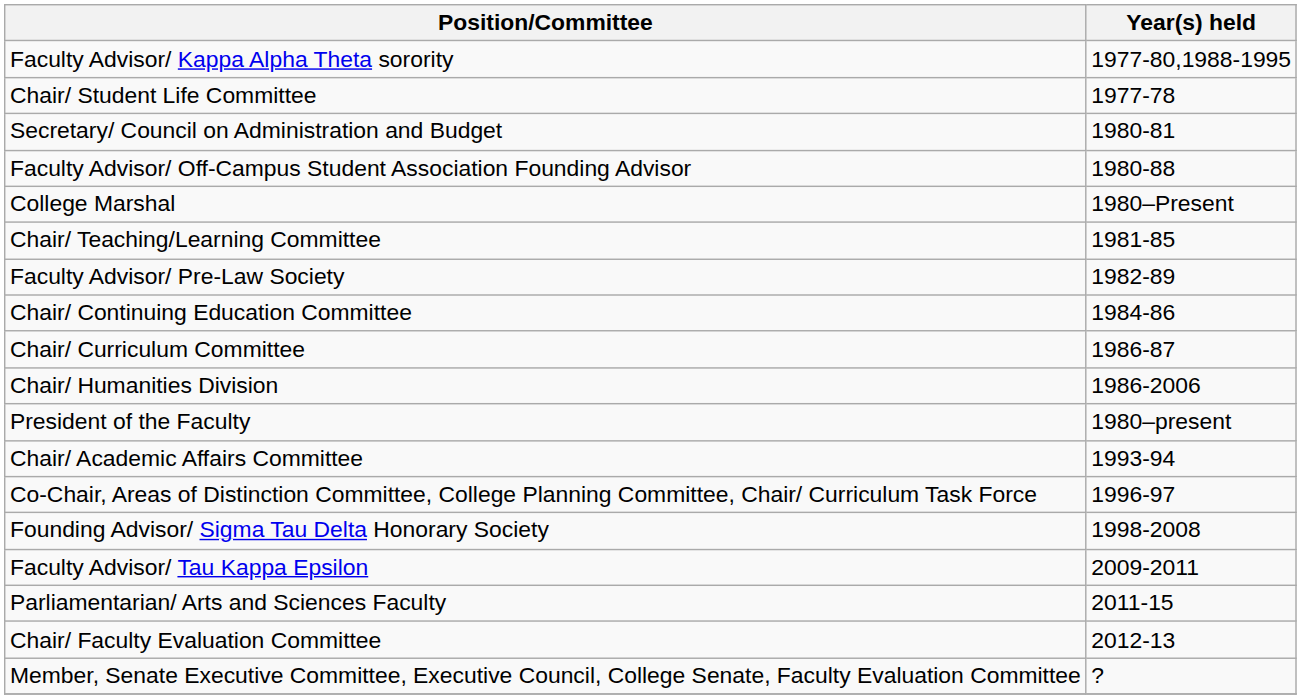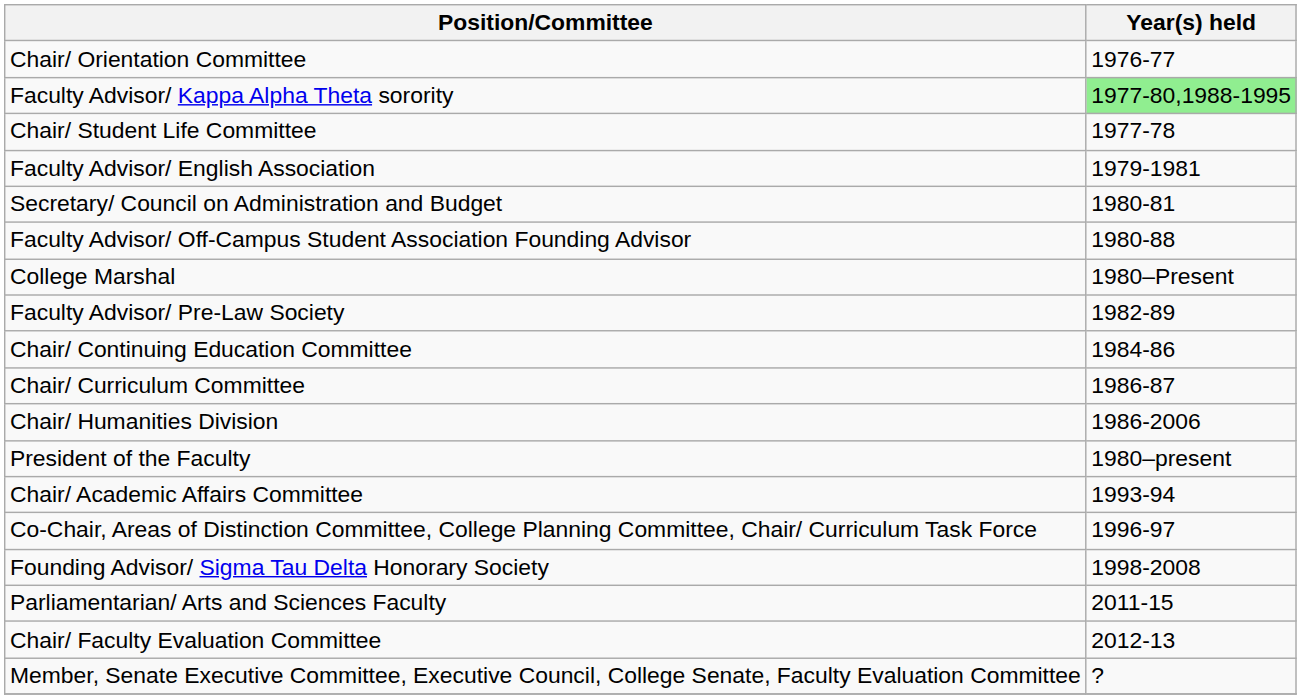+ row: (158, 58)
(1191, 58) no background -> (1191, 95) lightgreen background
+ row: (192, 167)
- row: (195, 240)
- row: (189, 566)
